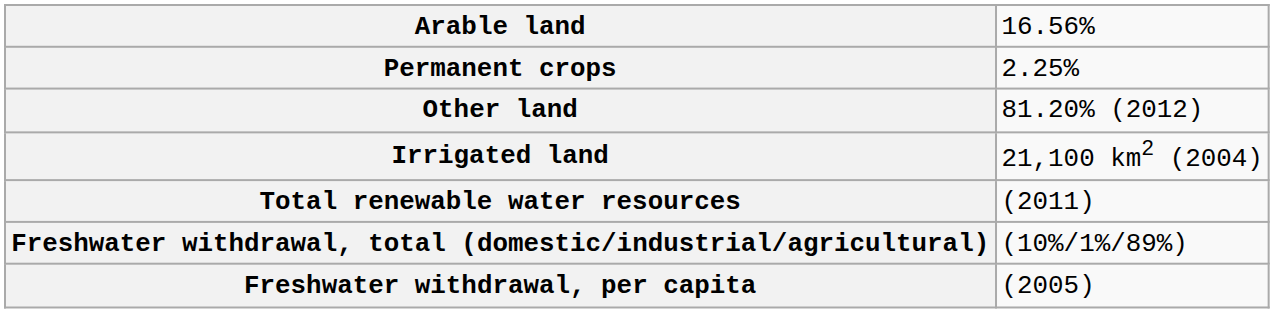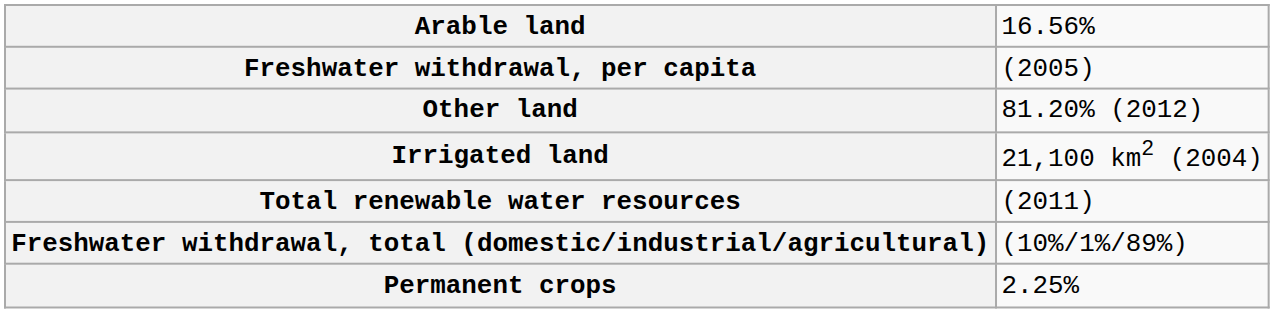rows swapped: (500, 68) <-> (500, 286)
